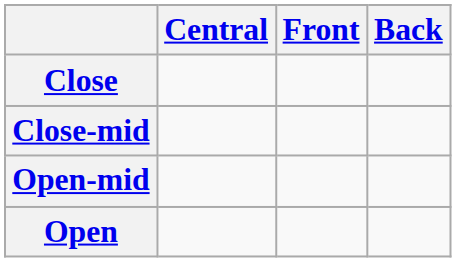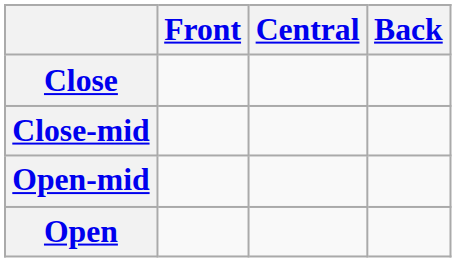columns swapped: (321, 29) <-> (216, 29)
